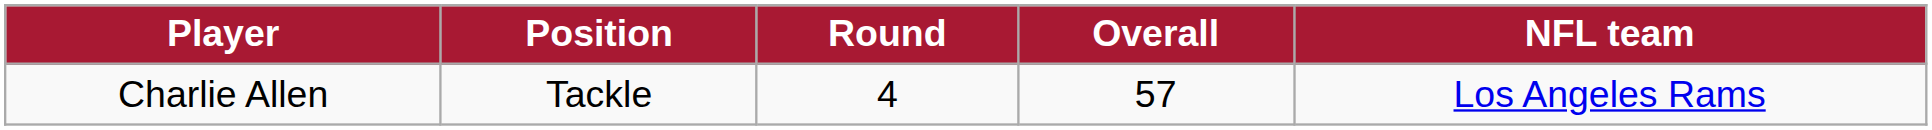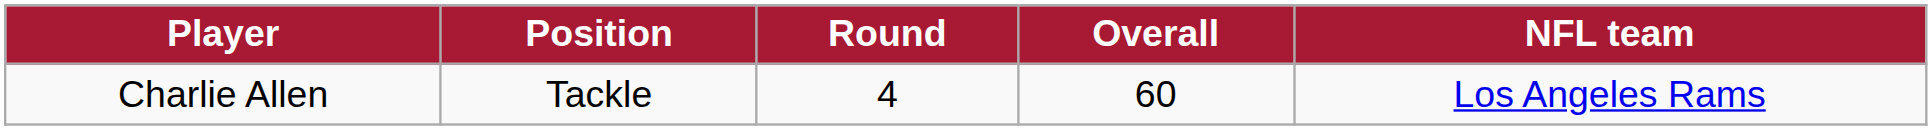(1156, 93) 57 -> (1156, 93) 60
